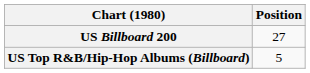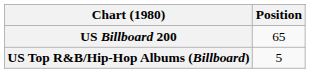(279, 36) 27 -> (279, 36) 65
